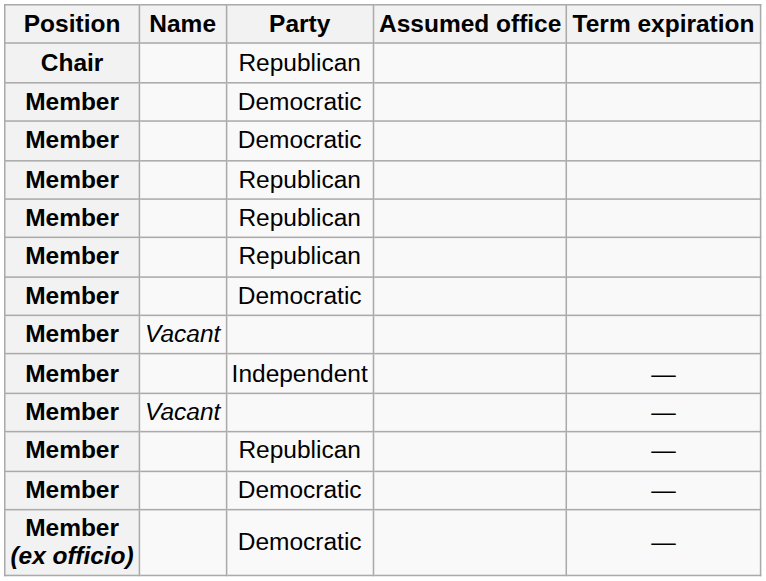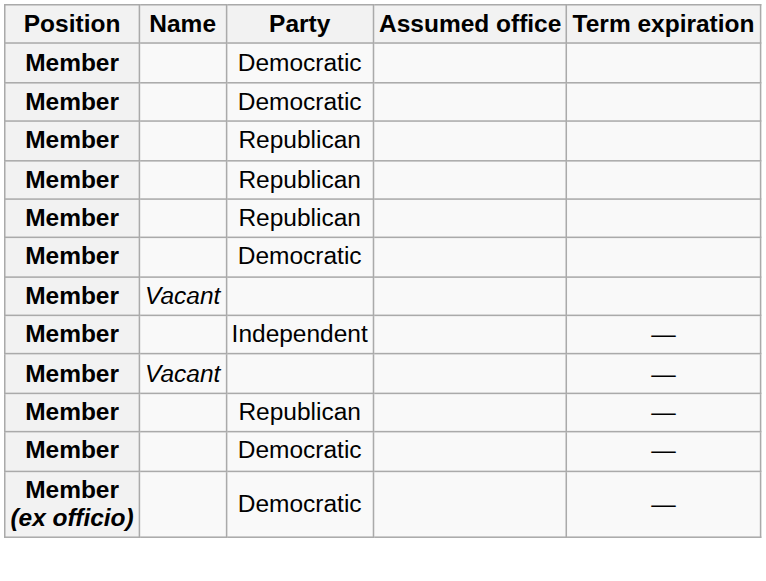- row: (72, 62)
